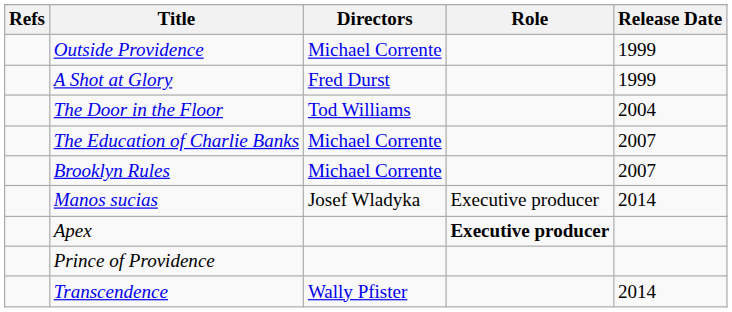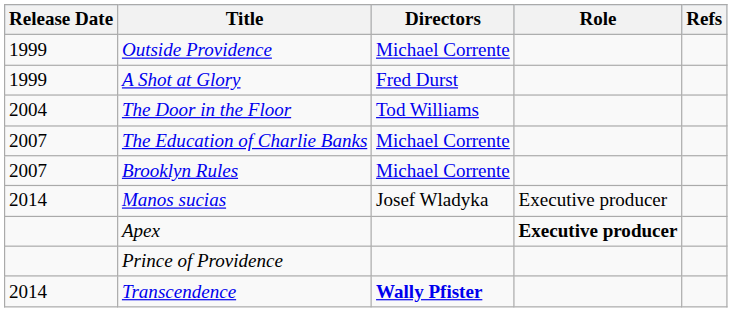columns swapped: (670, 19) <-> (27, 19)
(358, 291) normal -> (429, 291) bold
